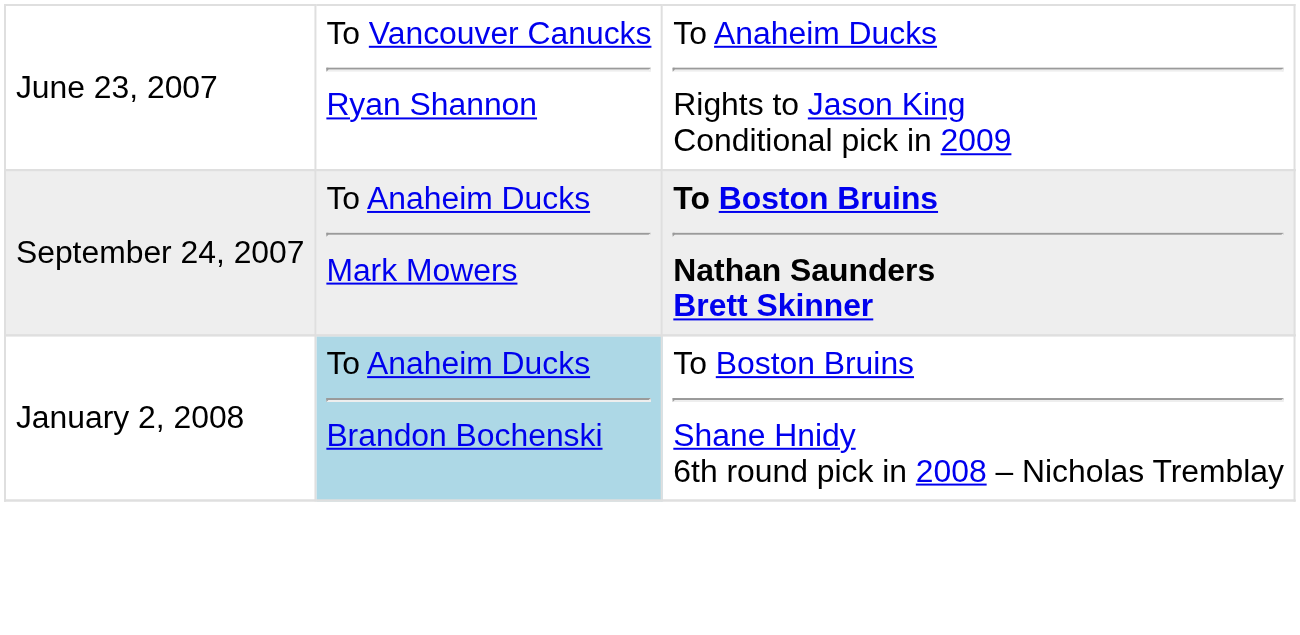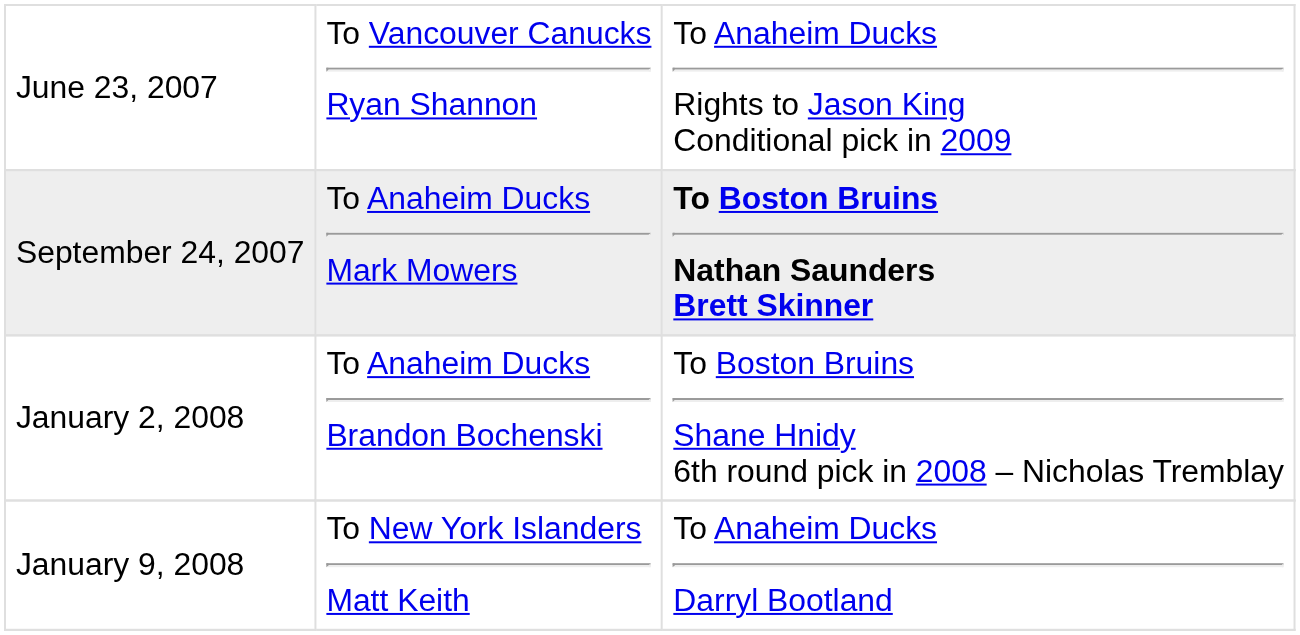(489, 399) lightblue background -> (489, 399) no background
+ row: (130, 564)
